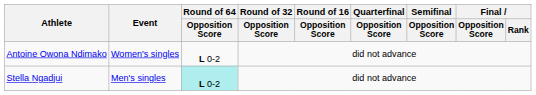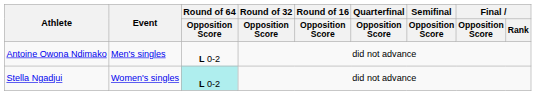(145, 54) Women's singles -> (138, 54) Men's singles
(138, 79) Men's singles -> (145, 79) Women's singles
